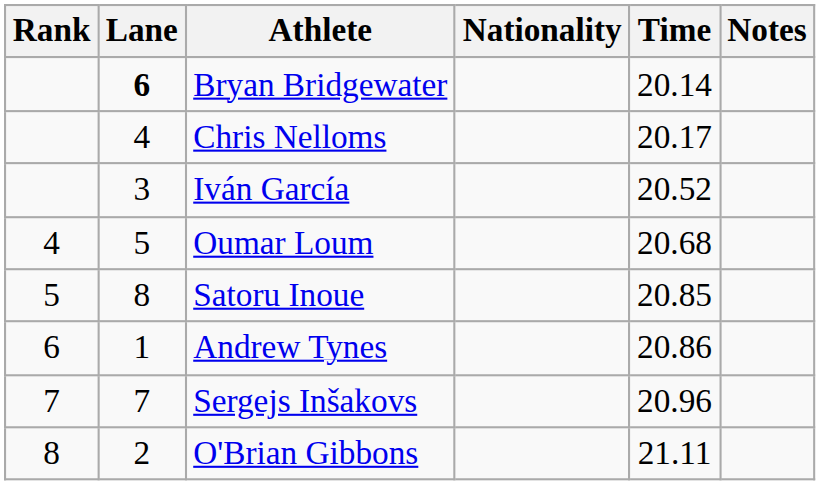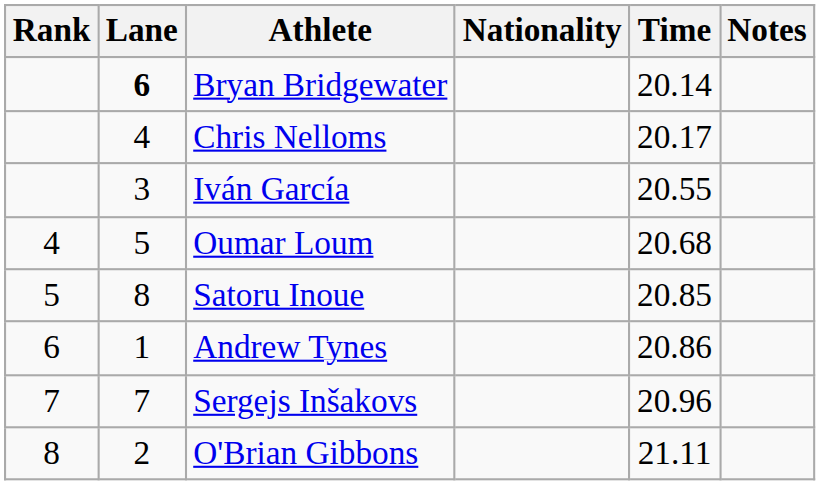(675, 189) 20.52 -> (675, 189) 20.55
